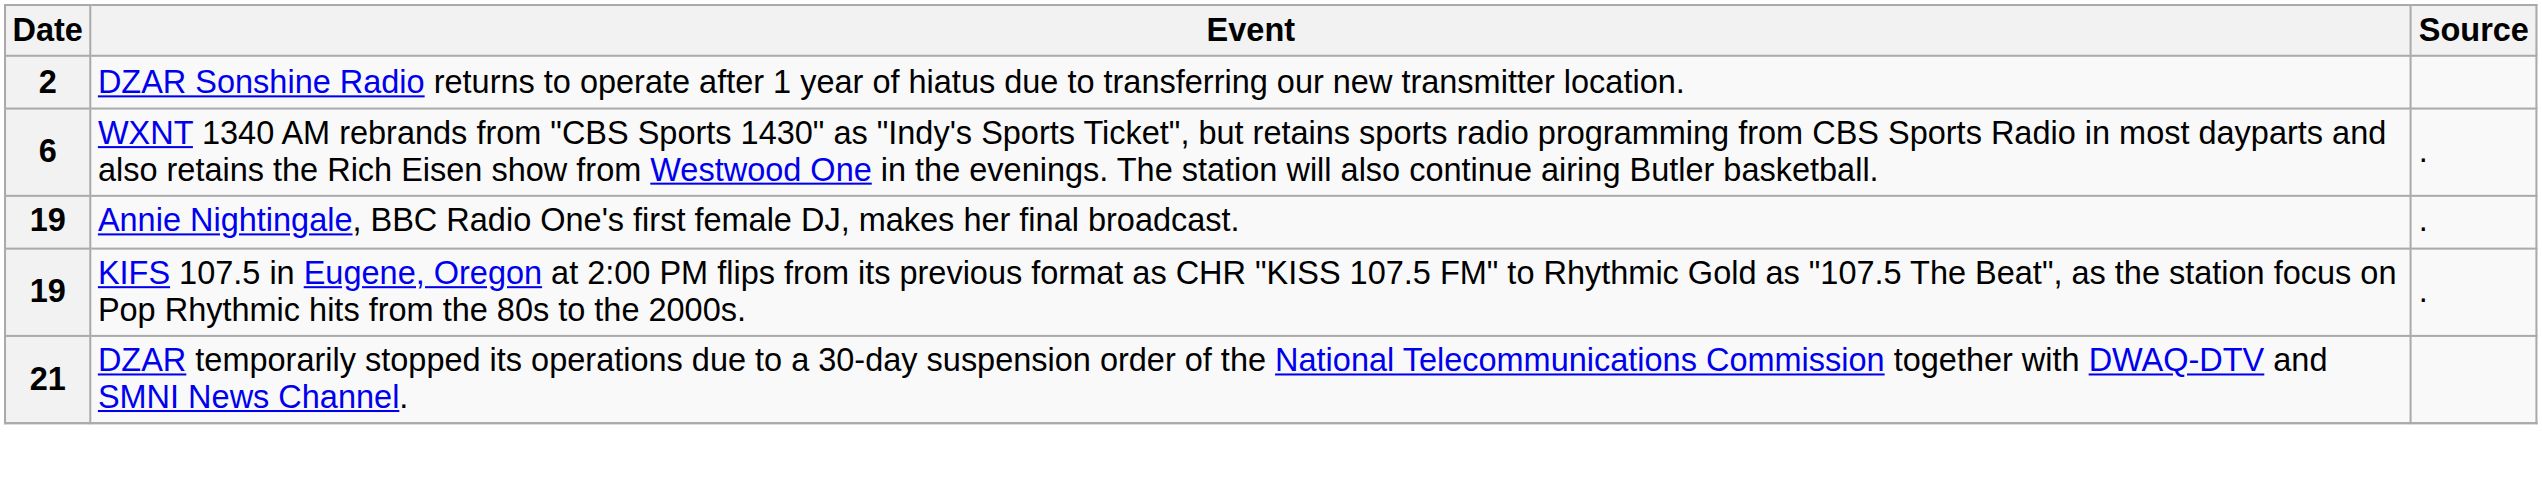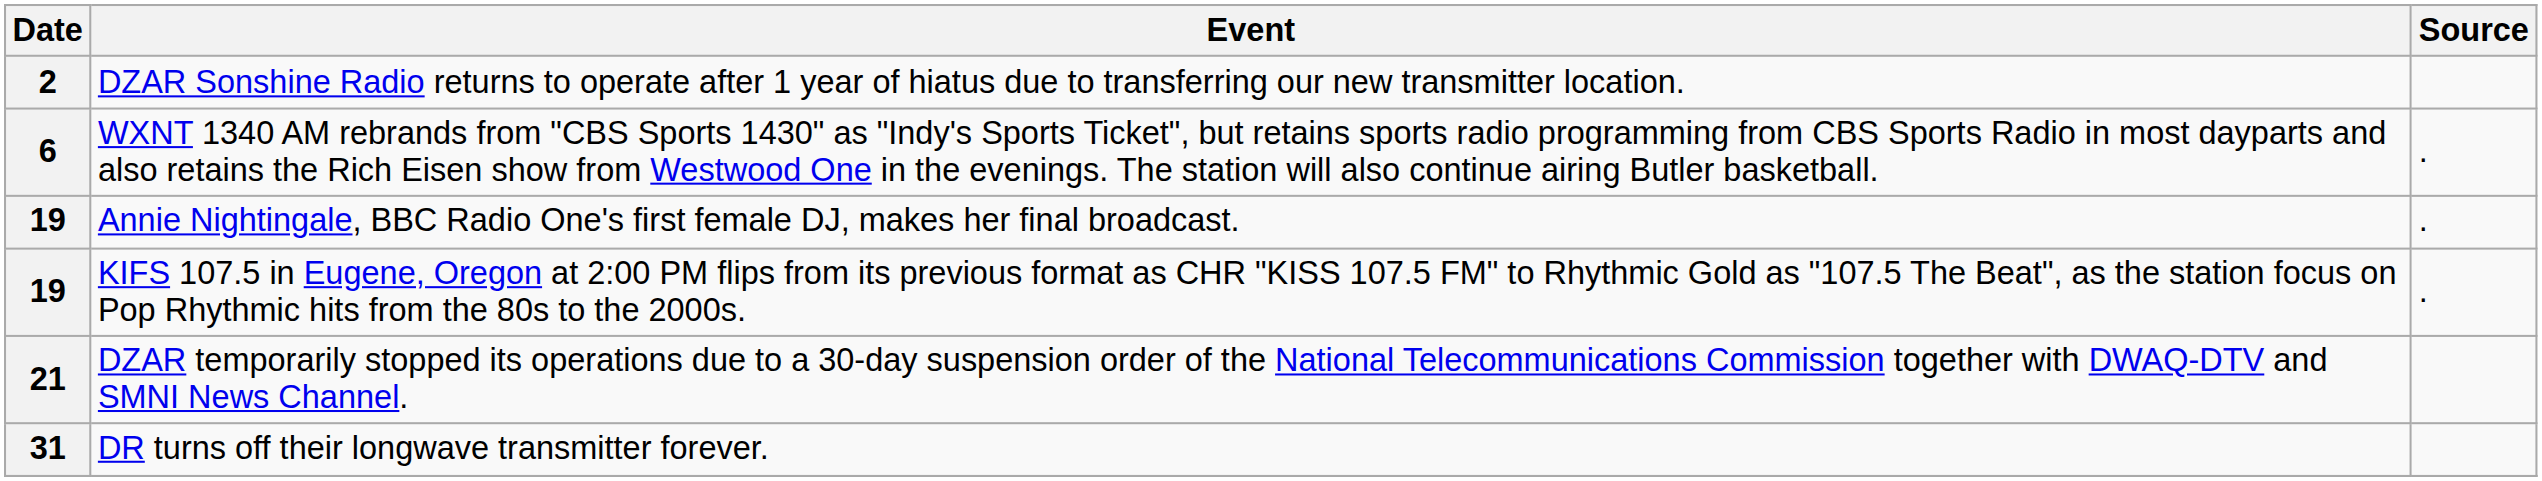+ row: (433, 448)
